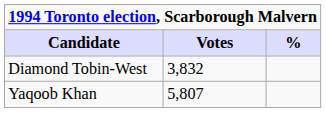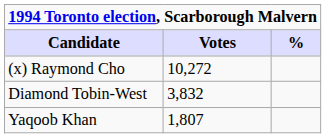+ row: (67, 68)
(185, 94) 5,807 -> (185, 119) 1,807
